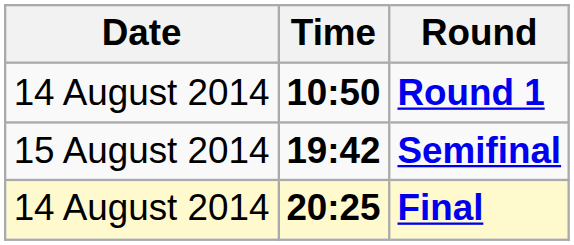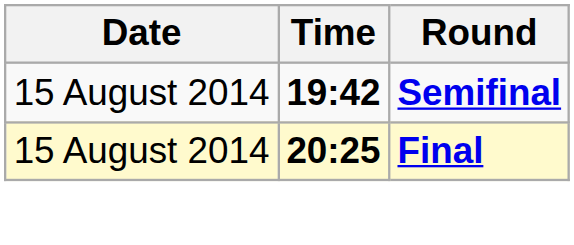- row: (471, 92)
(142, 208) 14 August 2014 -> (142, 150) 15 August 2014
